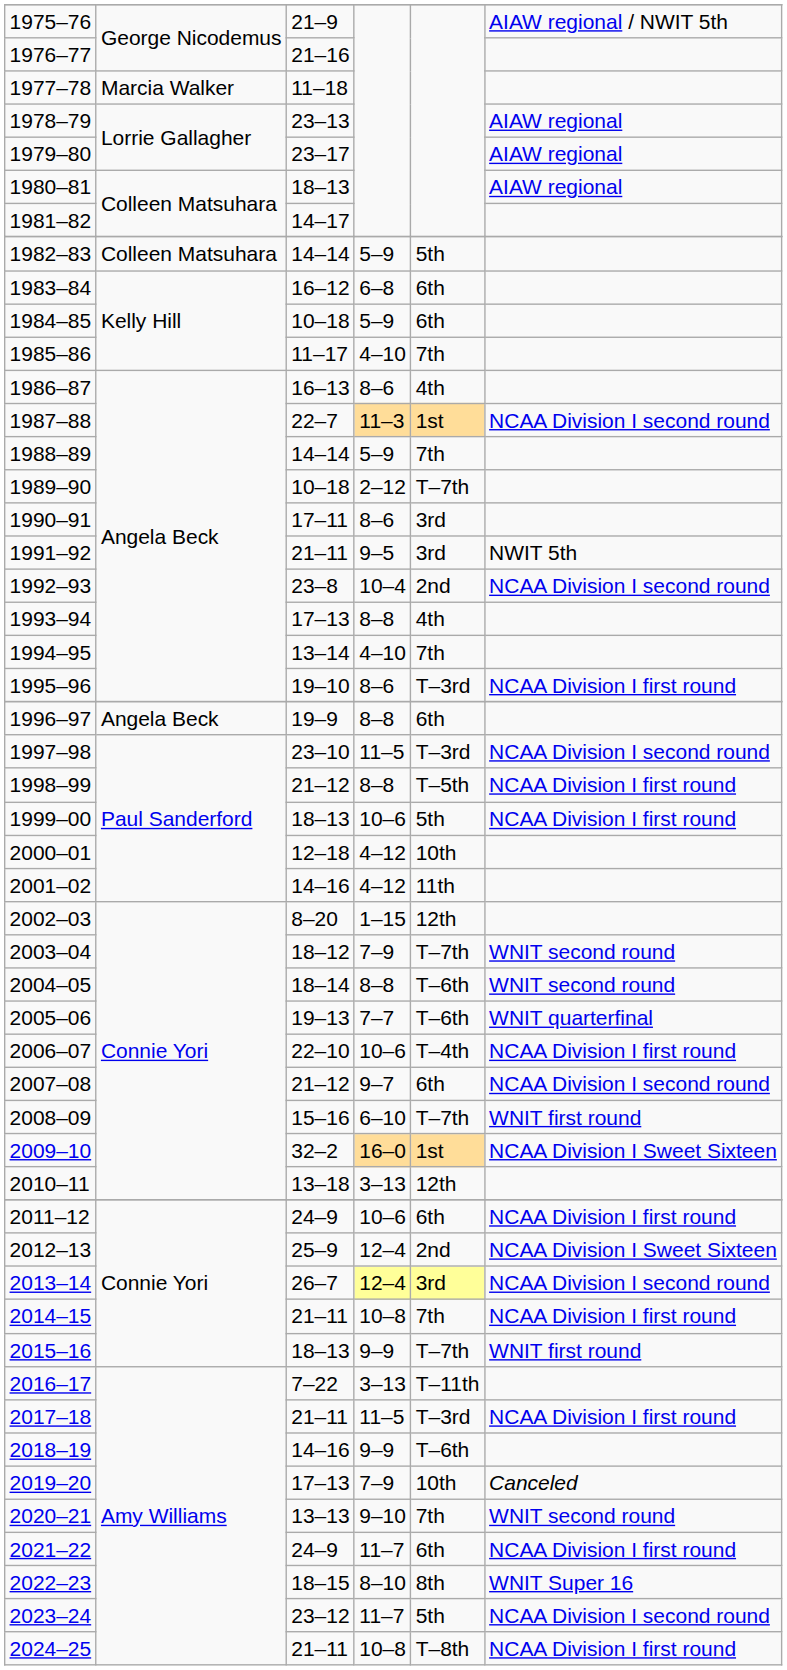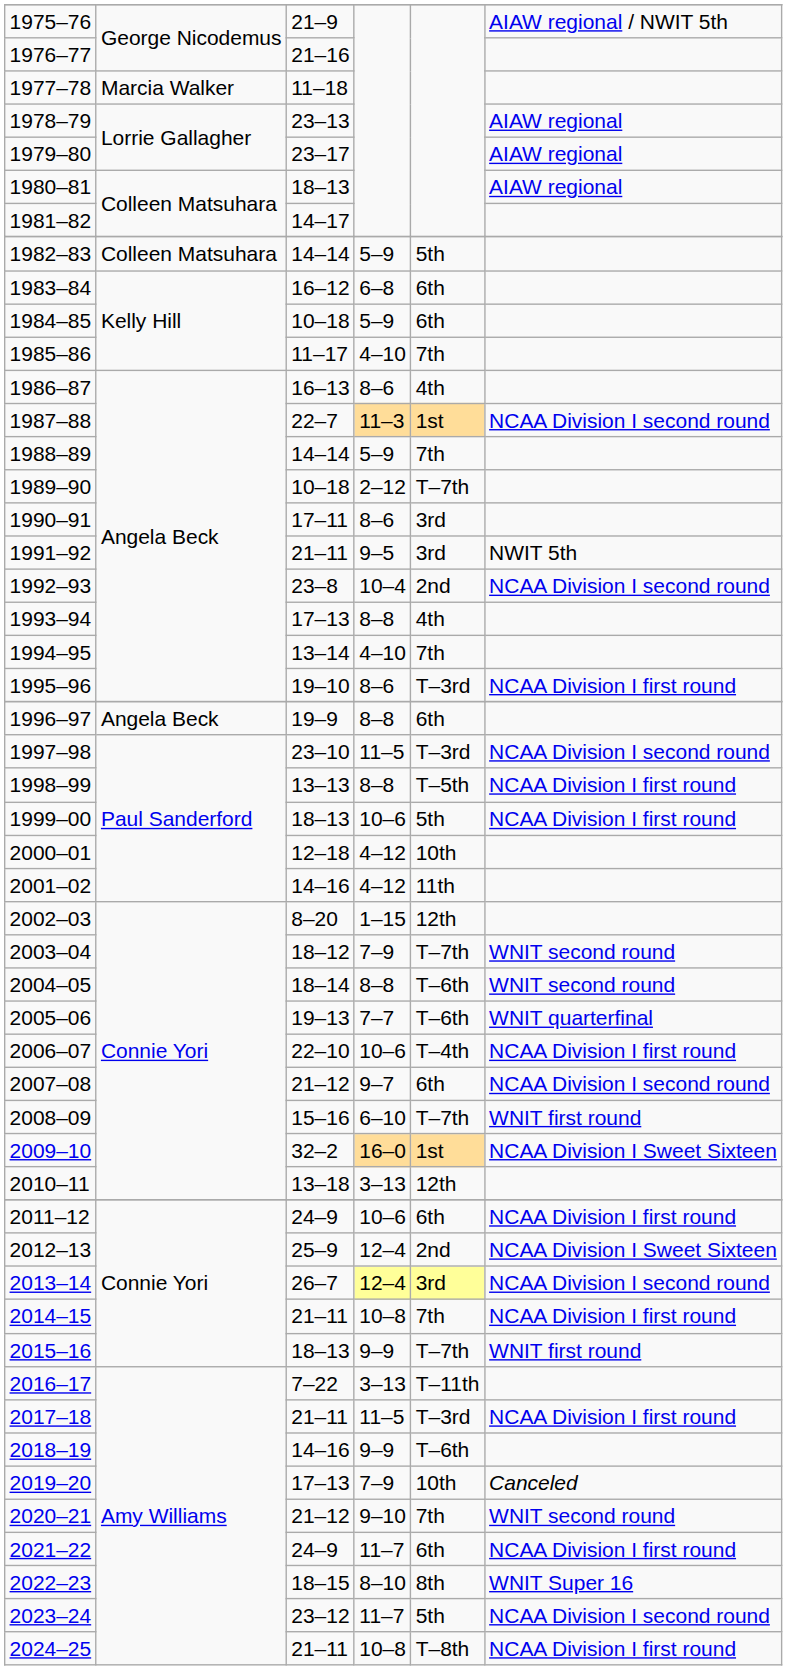(320, 785) 21–12 -> (320, 785) 13–13
(320, 1516) 13–13 -> (320, 1516) 21–12
